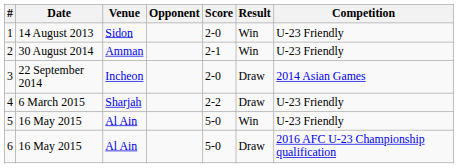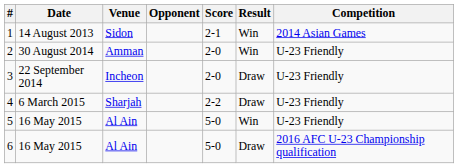(213, 32) 2-0 -> (213, 32) 2-1
(310, 32) U-23 Friendly -> (321, 32) 2014 Asian Games
(213, 51) 2-1 -> (213, 51) 2-0
(321, 76) 2014 Asian Games -> (310, 76) U-23 Friendly
